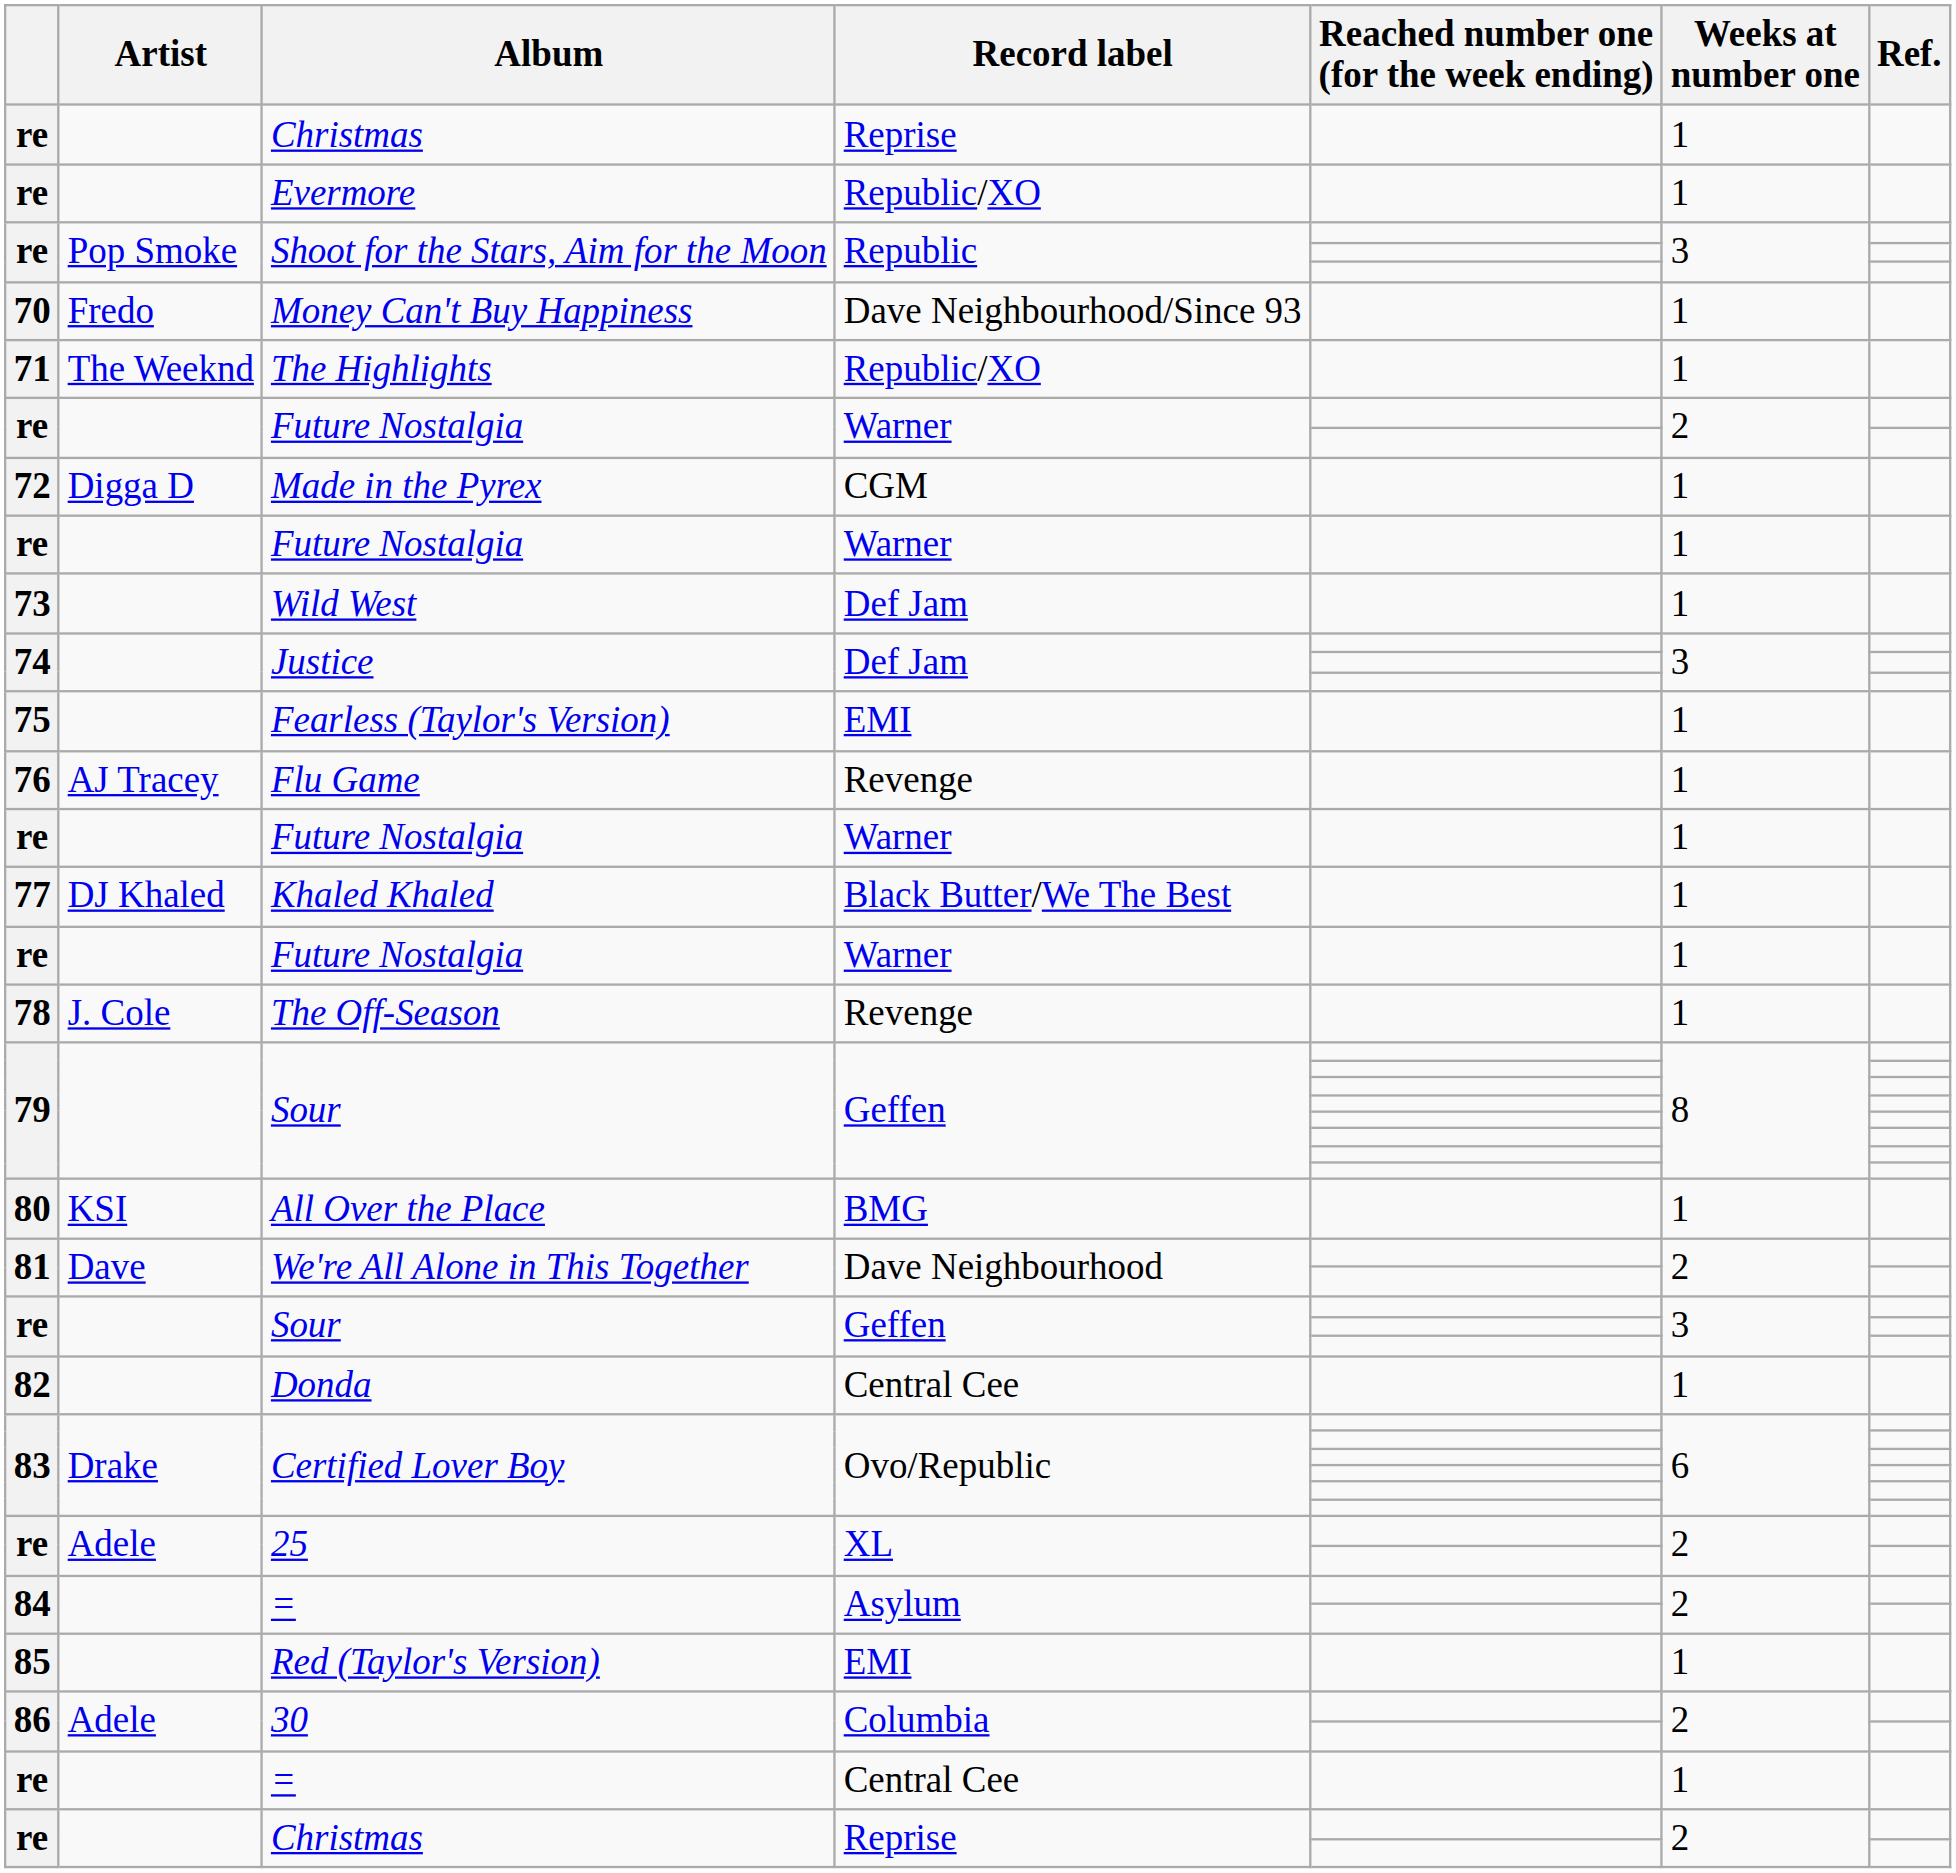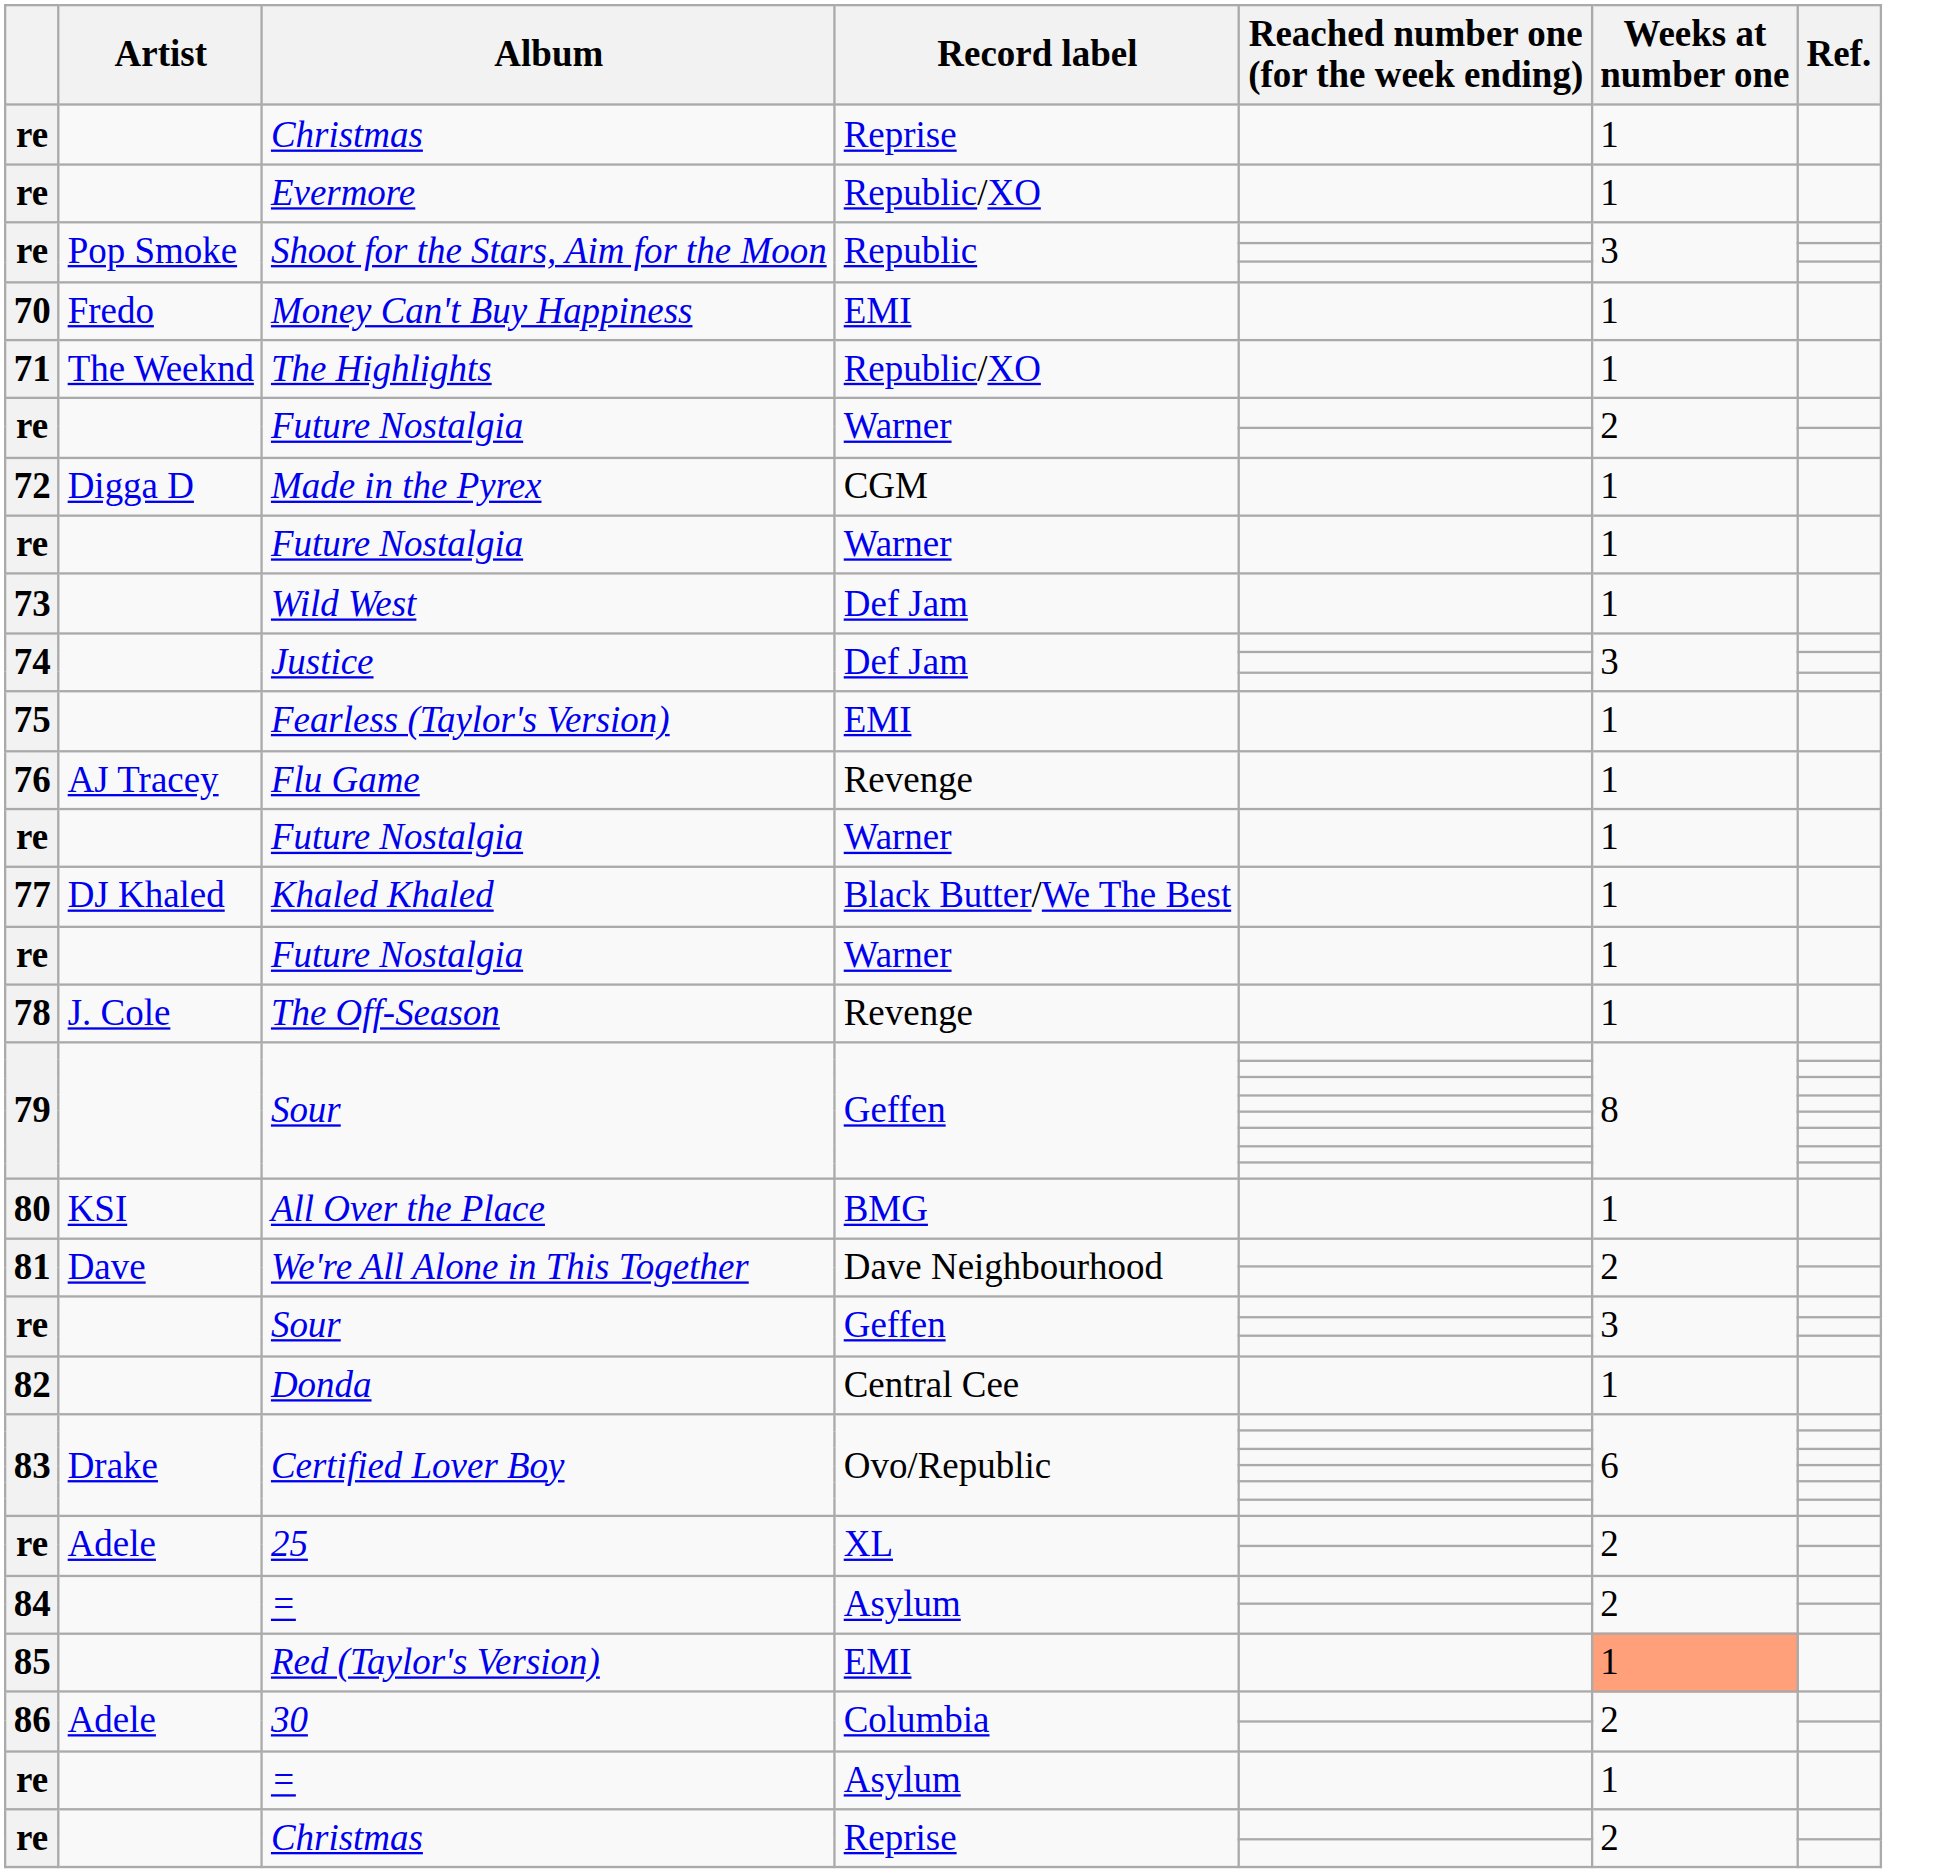(1073, 309) Dave Neighbourhood/Since 93 -> (878, 309) EMI
(1680, 1662) no background -> (1609, 1662) lightsalmon background
(931, 1779) Central Cee -> (902, 1779) Asylum
